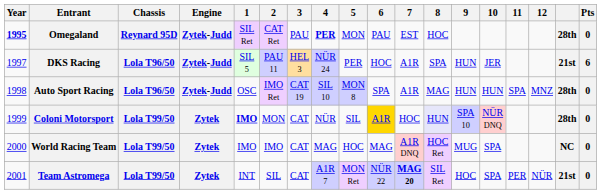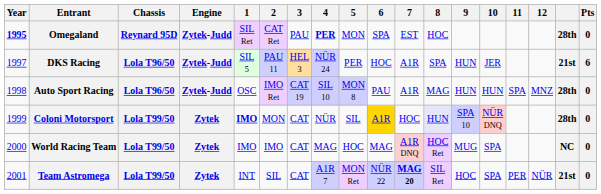(381, 35) PAU -> (381, 35) SPA
(381, 91) SPA -> (381, 91) PAU
